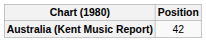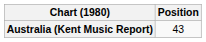(178, 29) 42 -> (178, 29) 43
